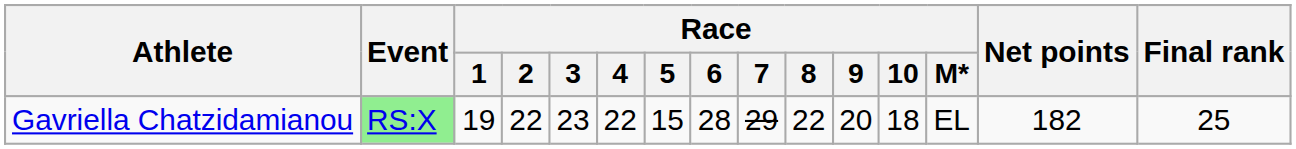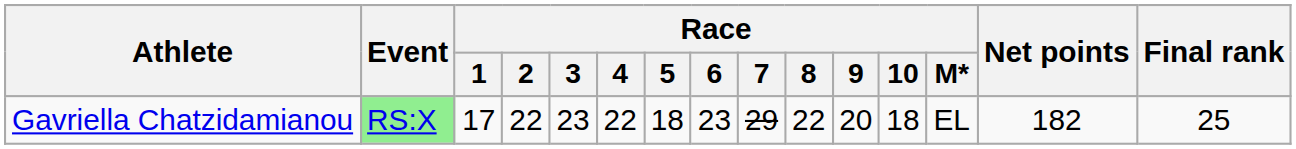(479, 121) 19 -> (479, 121) 17
(667, 121) 15 -> (667, 121) 18
(714, 121) 28 -> (714, 121) 23
